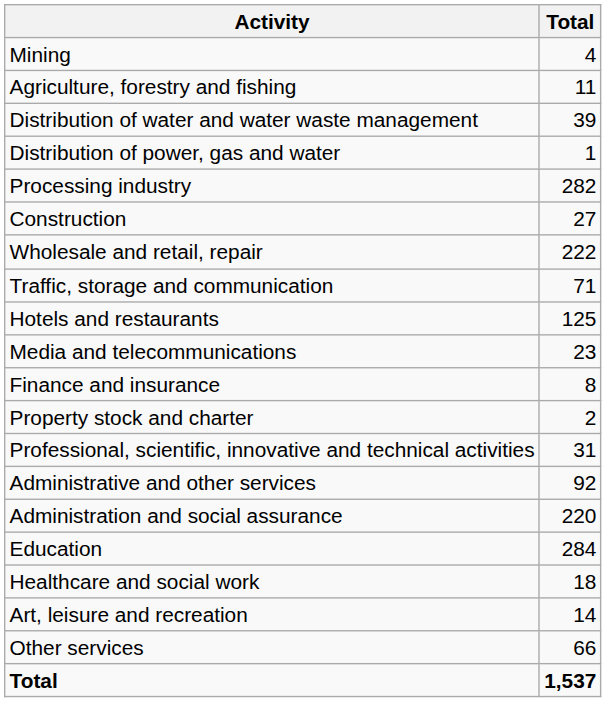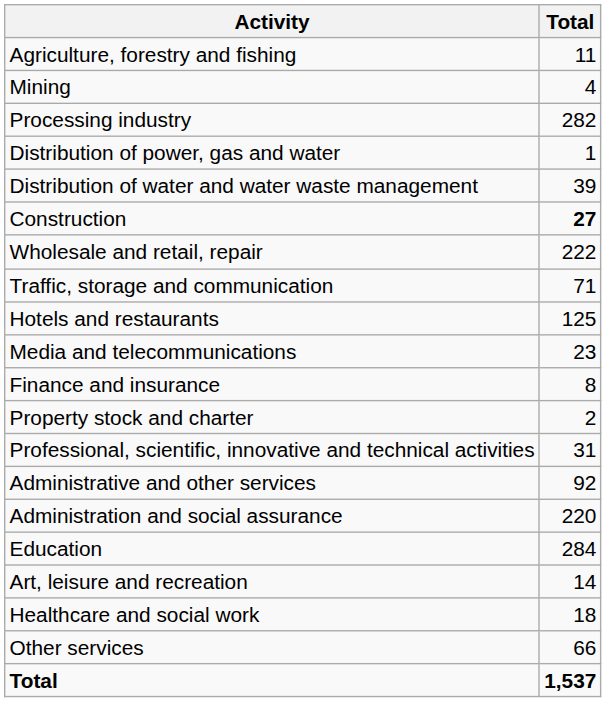rows swapped: (153, 87) <-> (40, 54)
rows swapped: (100, 186) <-> (244, 120)
(585, 219) normal -> (585, 219) bold
rows swapped: (134, 582) <-> (129, 615)
